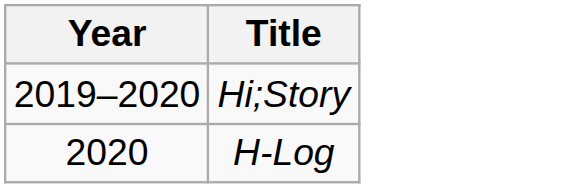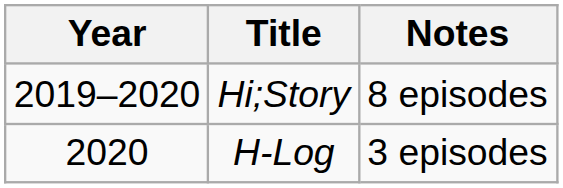+ column: (457, 34)
